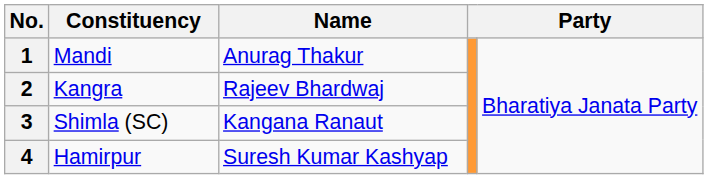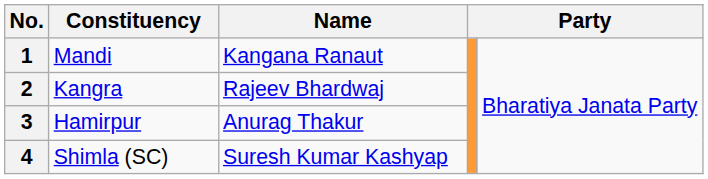(293, 55) Anurag Thakur -> (303, 55) Kangana Ranaut
(111, 122) Shimla (SC) -> (97, 122) Hamirpur
(303, 122) Kangana Ranaut -> (293, 122) Anurag Thakur
(97, 156) Hamirpur -> (111, 156) Shimla (SC)
